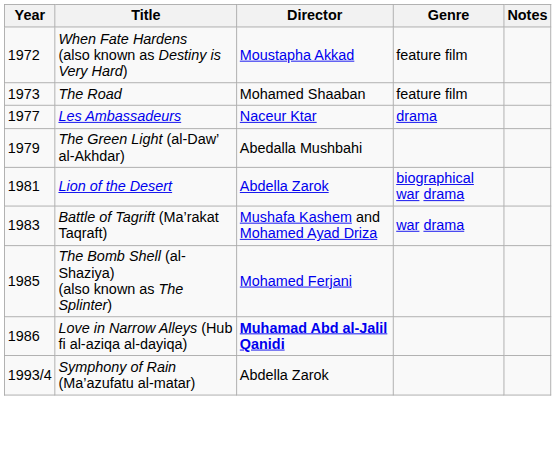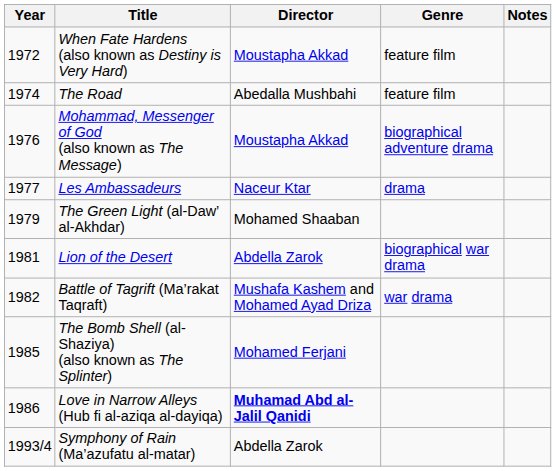(24, 93) 1973 -> (24, 93) 1974
(303, 93) Mohamed Shaaban -> (295, 93) Abedalla Mushbahi
+ row: (136, 141)
(301, 147) Abedalla Mushbahi -> (297, 219) Mohamed Shaaban
(24, 225) 1983 -> (24, 297) 1982
